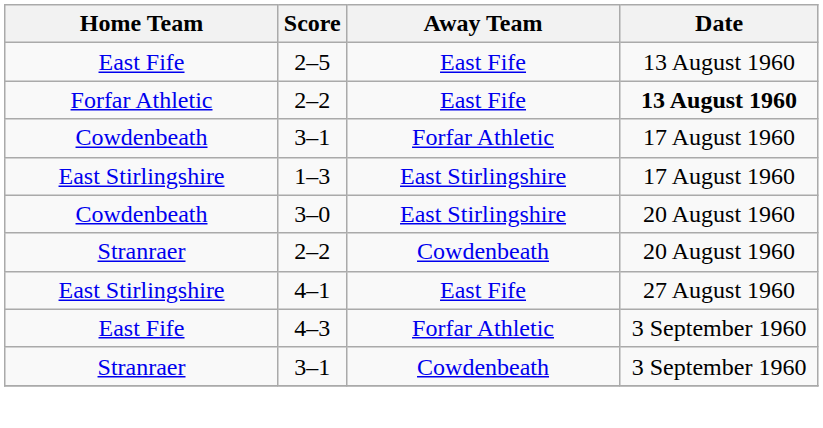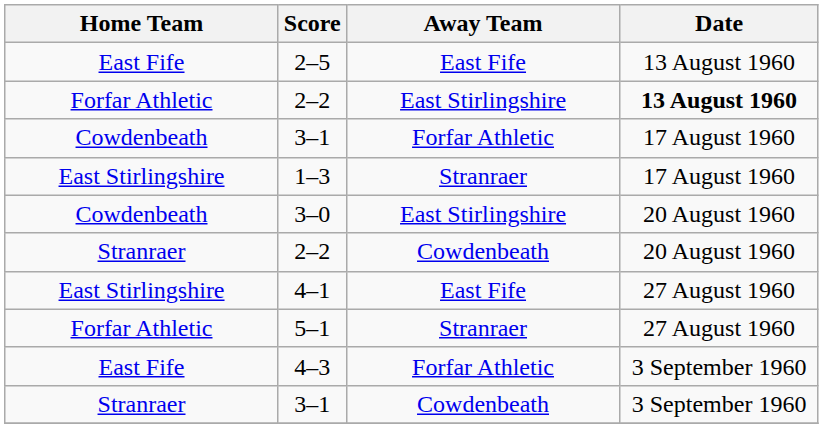(483, 99) East Fife -> (483, 99) East Stirlingshire
(483, 175) East Stirlingshire -> (483, 175) Stranraer
+ row: (142, 328)
